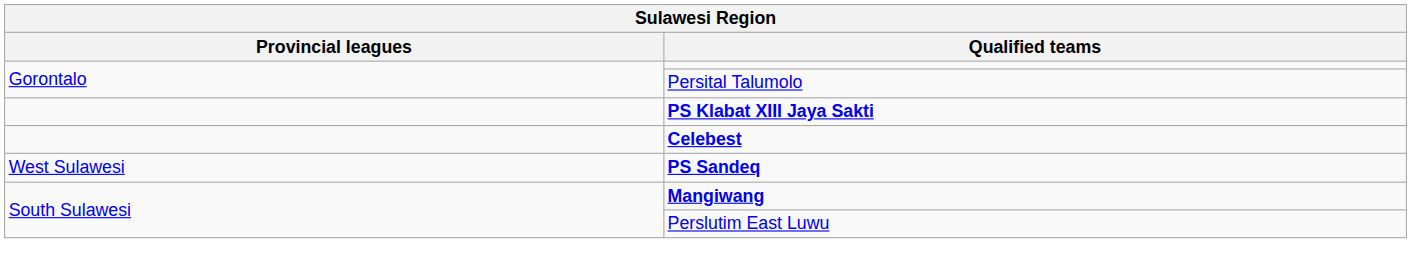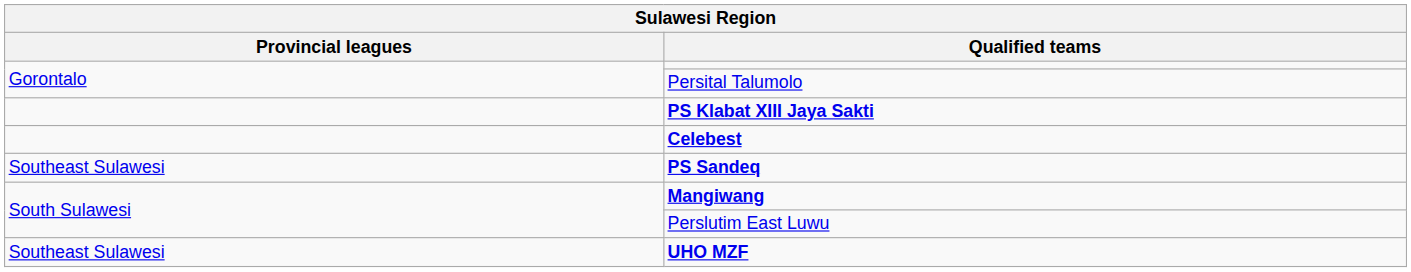(67, 167) West Sulawesi -> (87, 167) Southeast Sulawesi
+ row: (708, 252)
